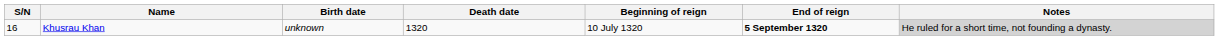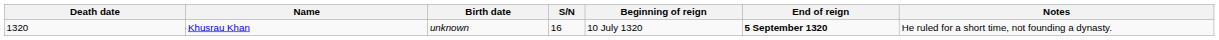columns swapped: (22, 12) <-> (494, 12)
(1007, 27) lightgrey background -> (1007, 27) no background
